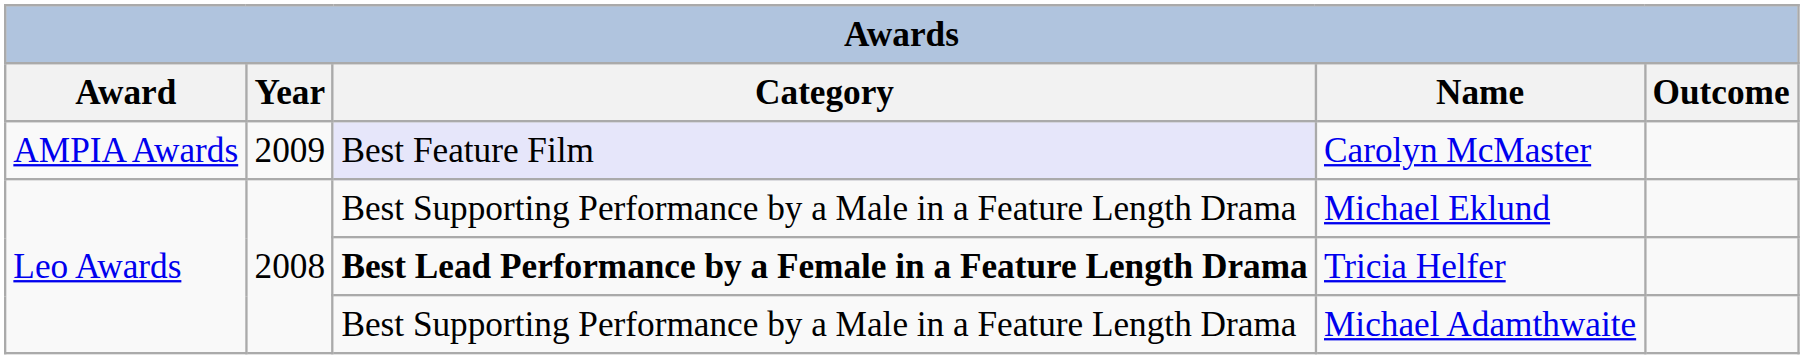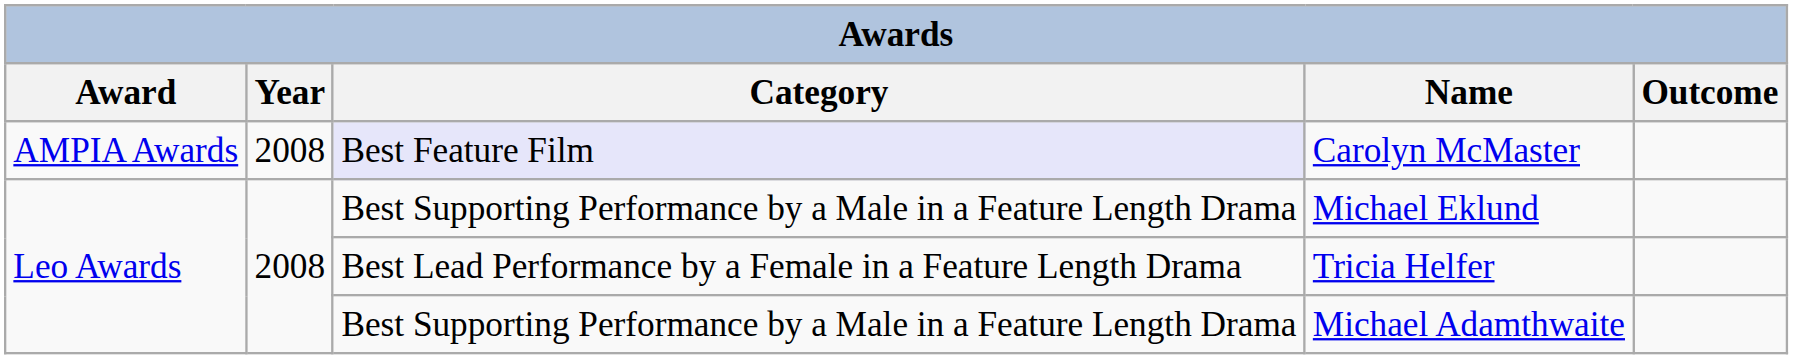(290, 150) 2009 -> (290, 150) 2008
(825, 266) bold -> (792, 266) normal
